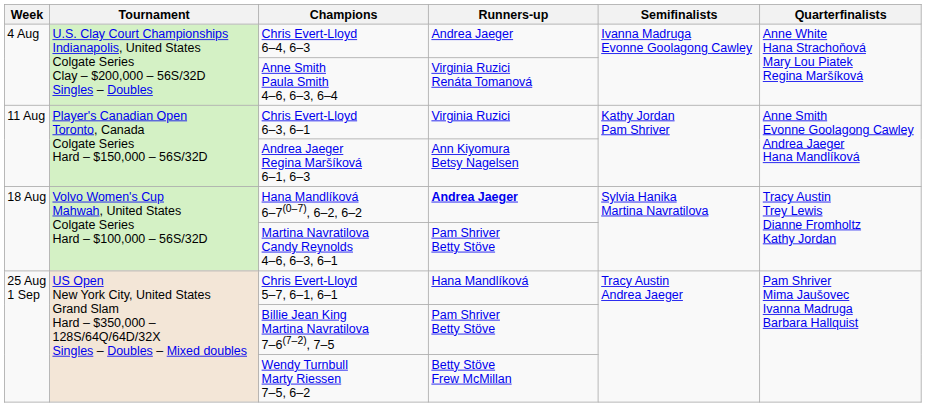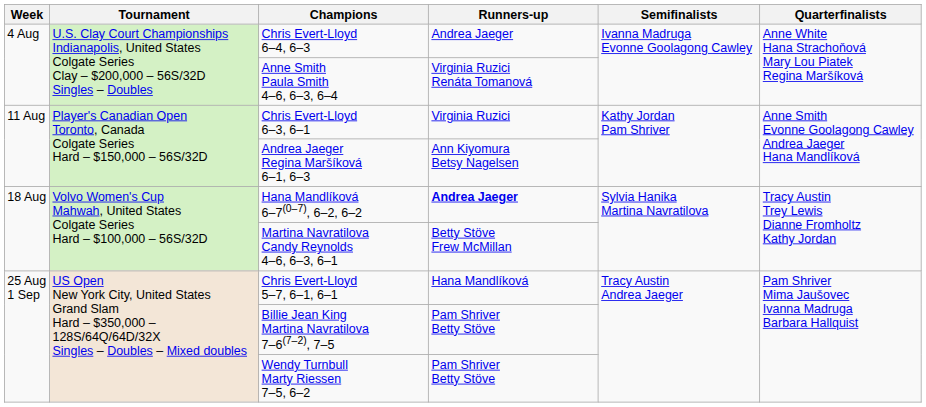(466, 240) Pam Shriver Betty Stöve -> (472, 240) Betty Stöve Frew McMillan
(472, 371) Betty Stöve Frew McMillan -> (466, 371) Pam Shriver Betty Stöve
